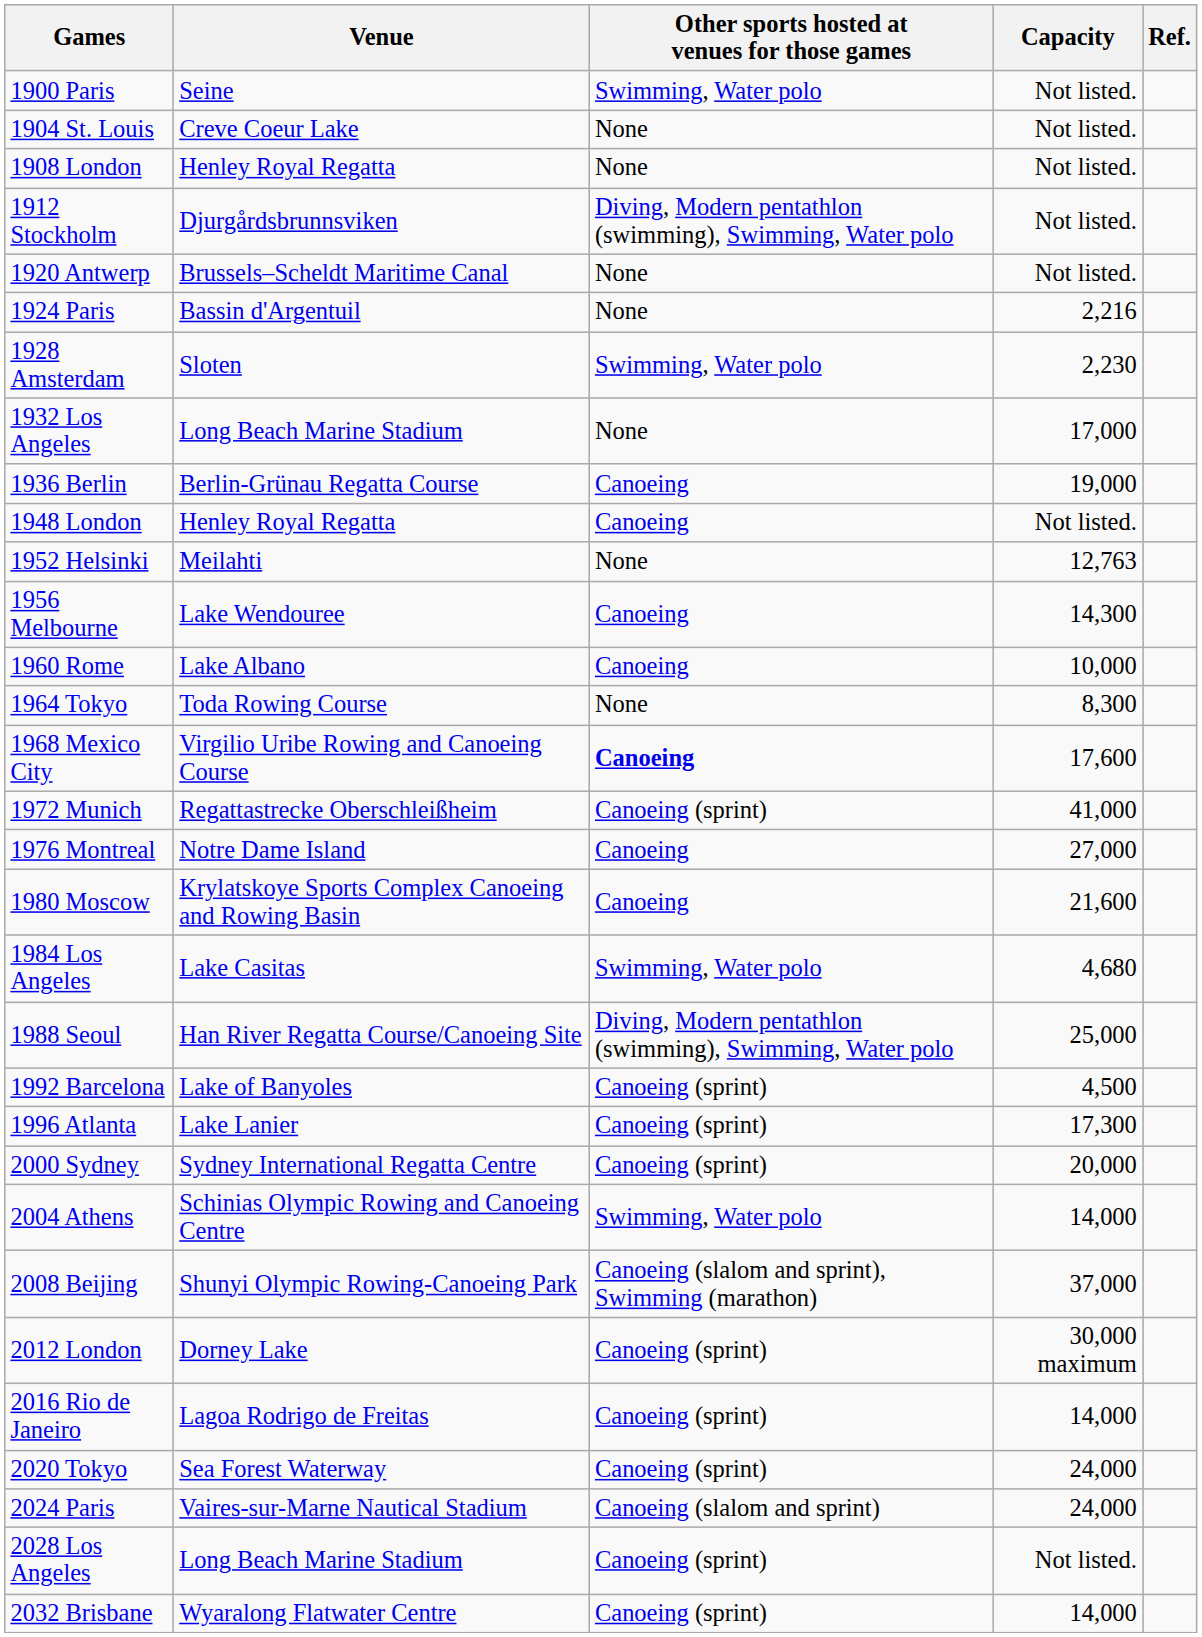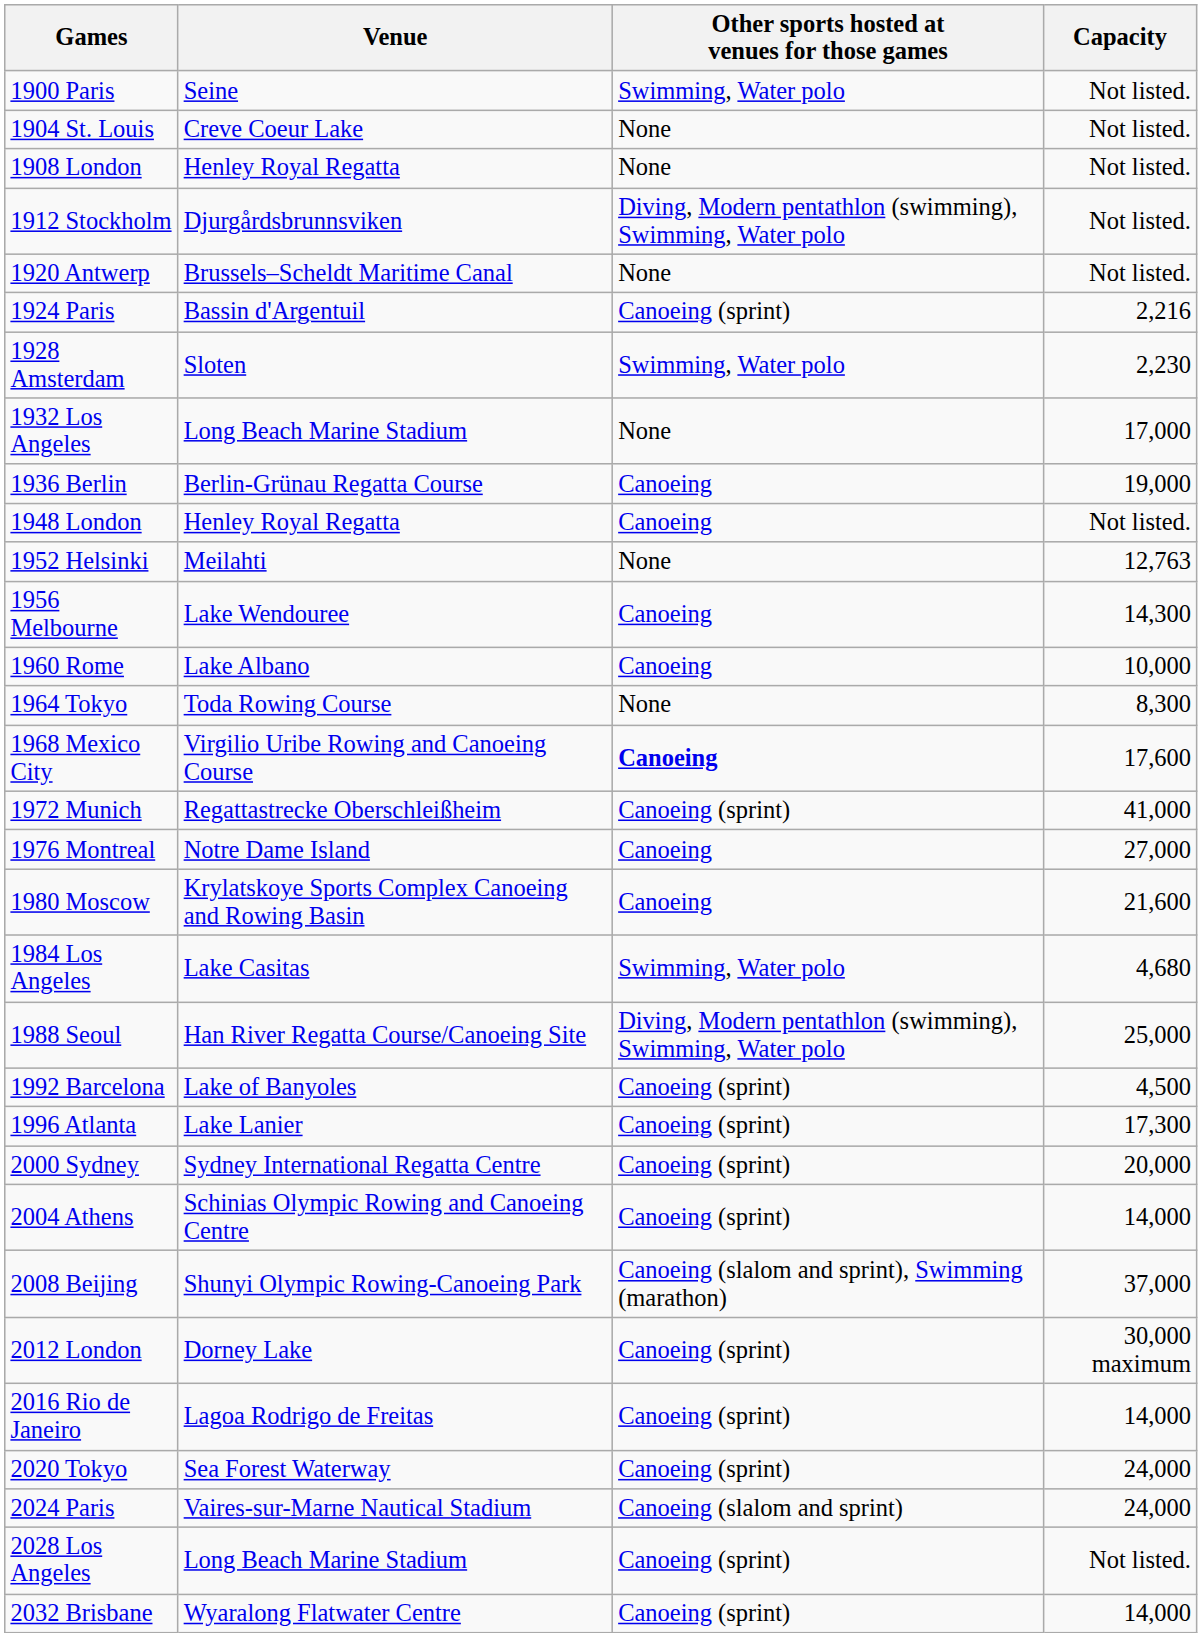- column: (1170, 37)
(621, 311) None -> (704, 311) Canoeing (sprint)
(708, 1217) Swimming, Water polo -> (704, 1217) Canoeing (sprint)
